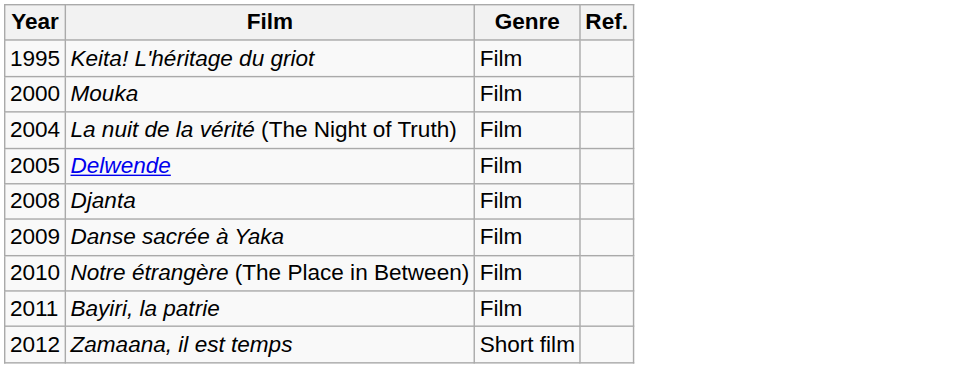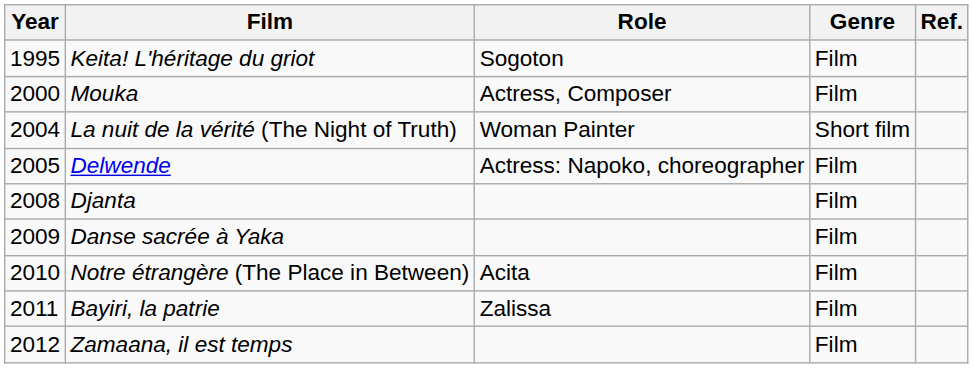+ column: (642, 22)
(501, 129) Film -> (862, 129) Short film
(527, 344) Short film -> (836, 344) Film
